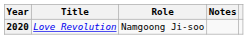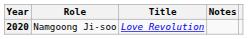columns swapped: (75, 12) <-> (163, 12)
